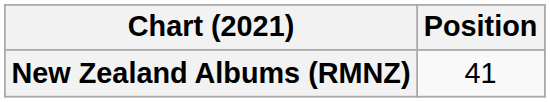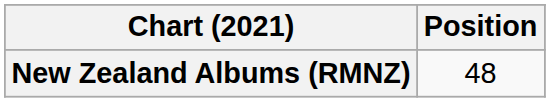(481, 73) 41 -> (481, 73) 48
